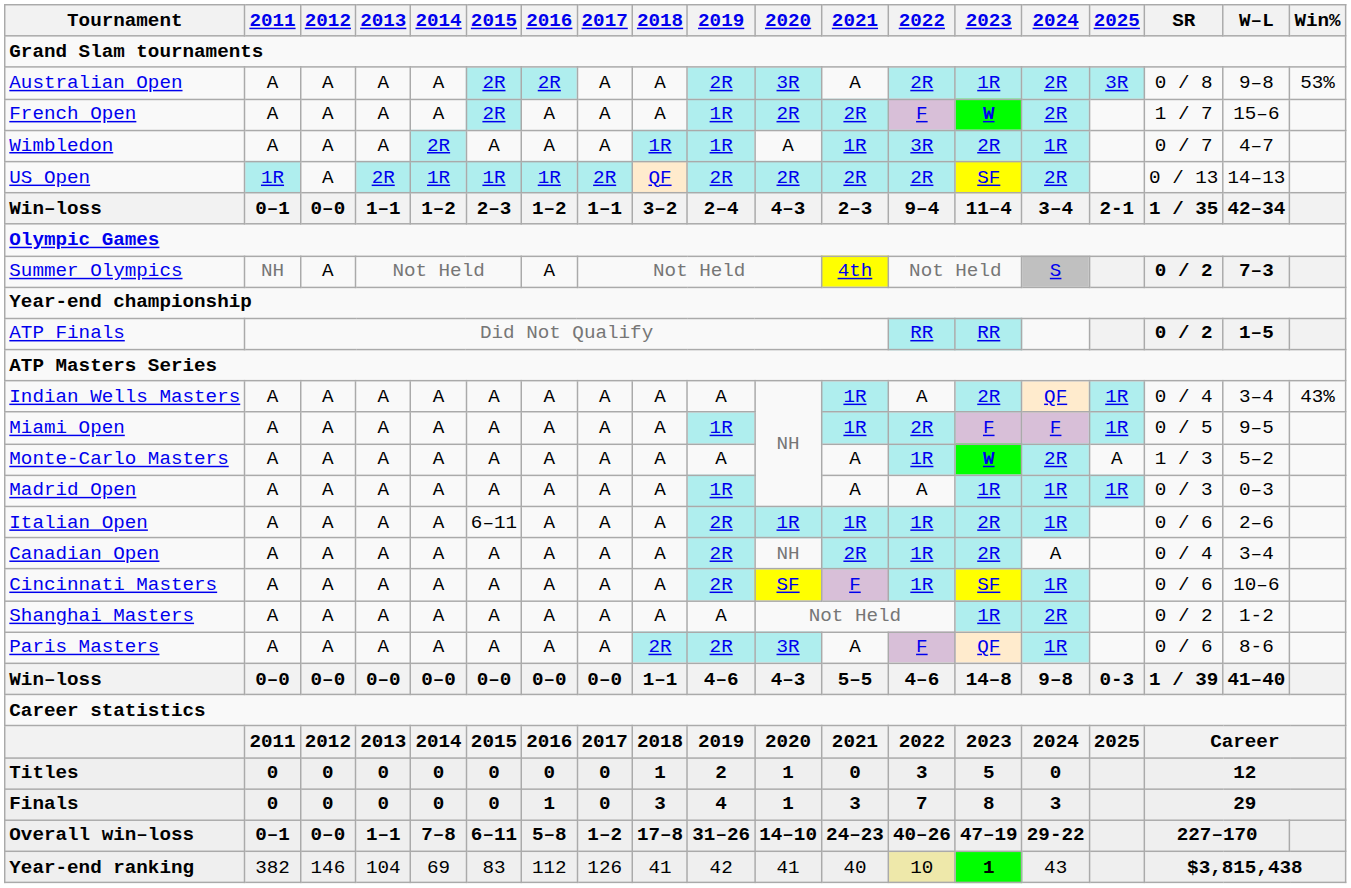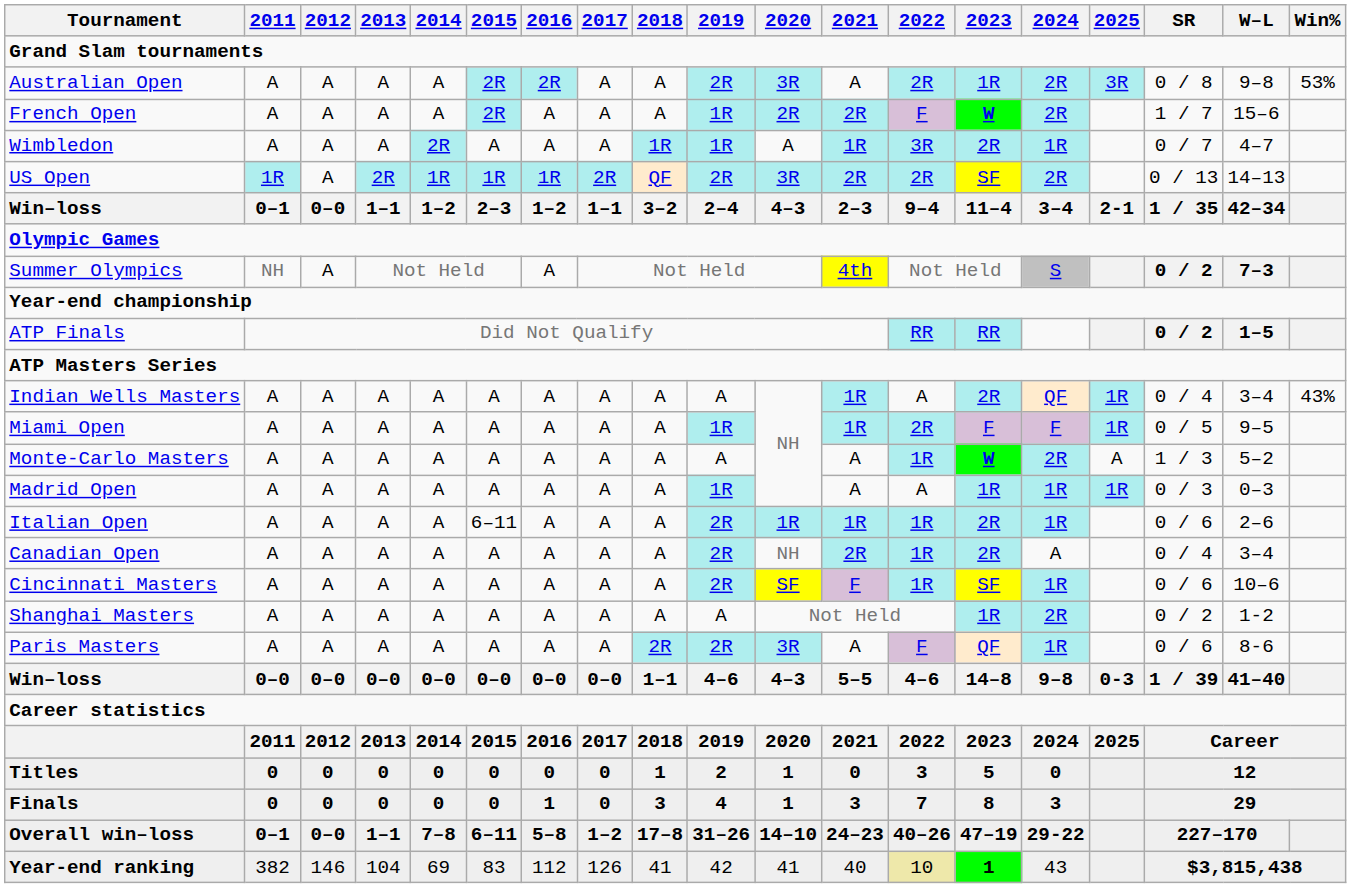(788, 177) 2R -> (788, 177) 3R
